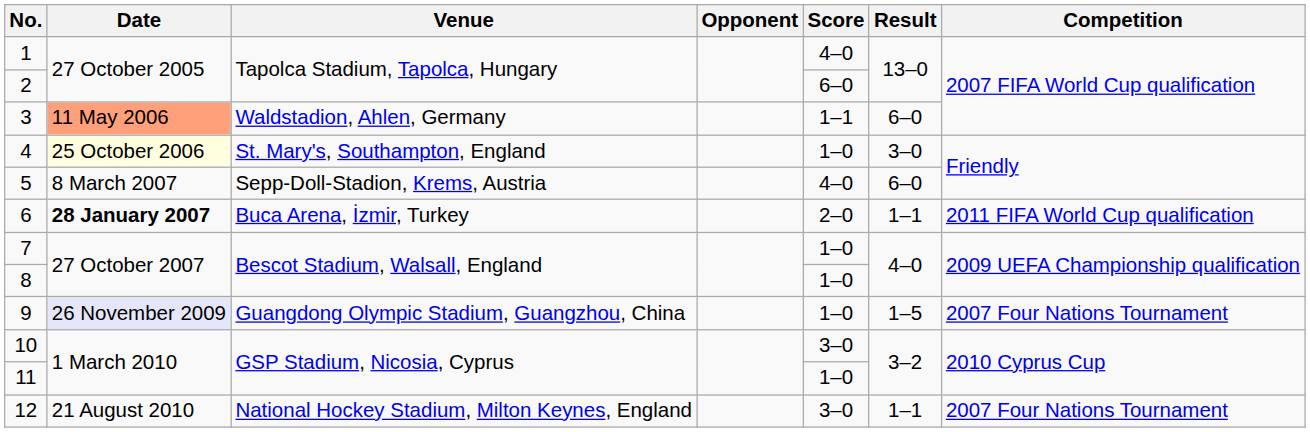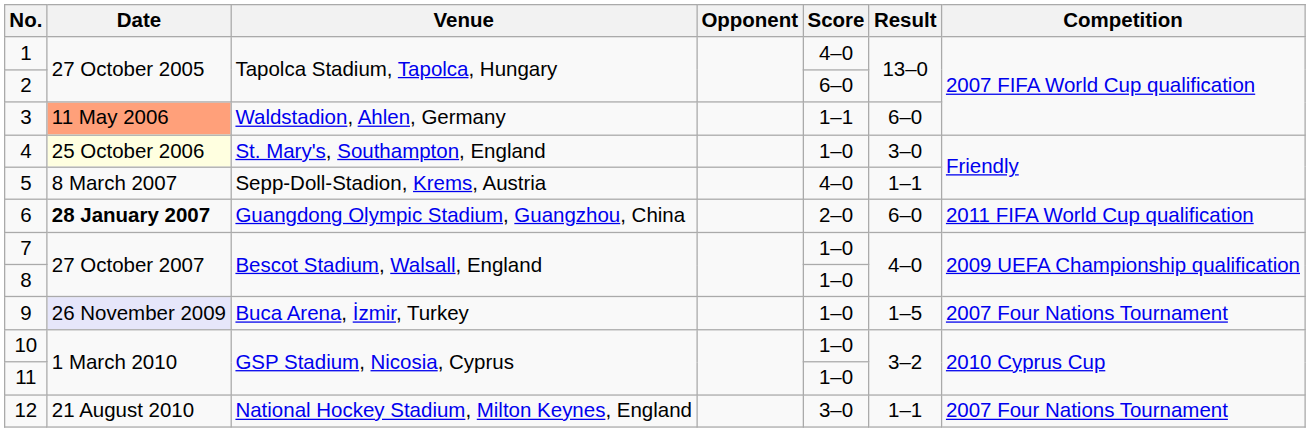(905, 183) 6–0 -> (905, 183) 1–1
(352, 215) Buca Arena, İzmir, Turkey -> (460, 215) Guangdong Olympic Stadium, Guangzhou, China
(905, 215) 1–1 -> (905, 215) 6–0
(460, 313) Guangdong Olympic Stadium, Guangzhou, China -> (352, 313) Buca Arena, İzmir, Turkey
(836, 345) 3–0 -> (836, 345) 1–0
